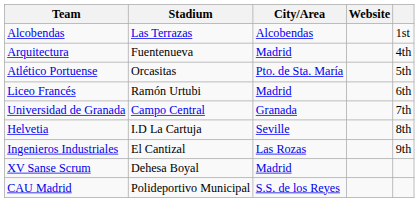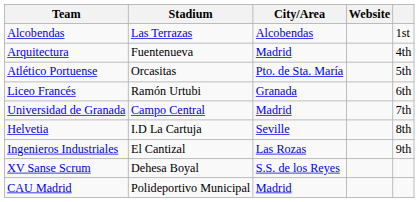(274, 91) Madrid -> (276, 91) Granada
(276, 110) Granada -> (274, 110) Madrid
(274, 168) Madrid -> (298, 168) S.S. de los Reyes
(298, 187) S.S. de los Reyes -> (274, 187) Madrid
